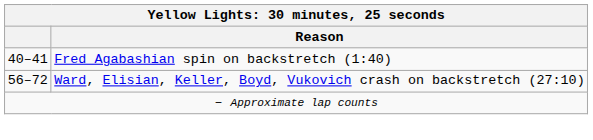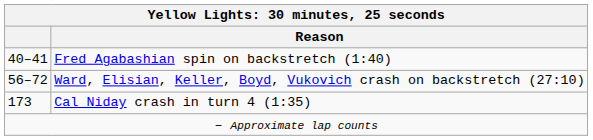+ row: (183, 103)
